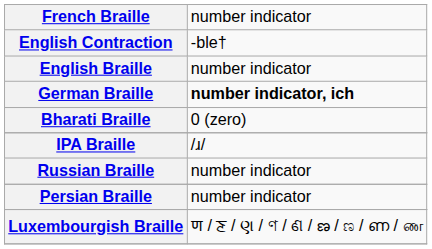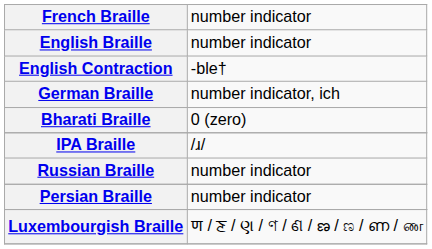rows swapped: (96, 68) <-> (96, 42)
(273, 94) bold -> (265, 94) normal
